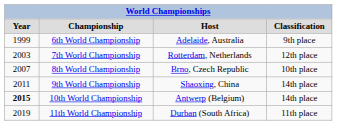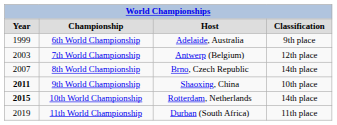(210, 55) Rotterdam, Netherlands -> (210, 55) Antwerp (Belgium)
(299, 70) 10th place -> (299, 70) 14th place
(22, 84) normal -> (22, 84) bold
(299, 84) 14th place -> (299, 84) 10th place
(210, 99) Antwerp (Belgium) -> (210, 99) Rotterdam, Netherlands
